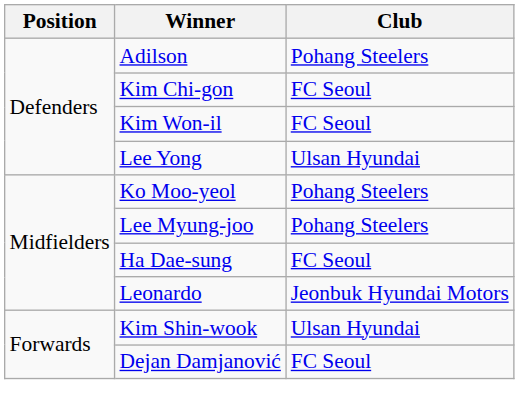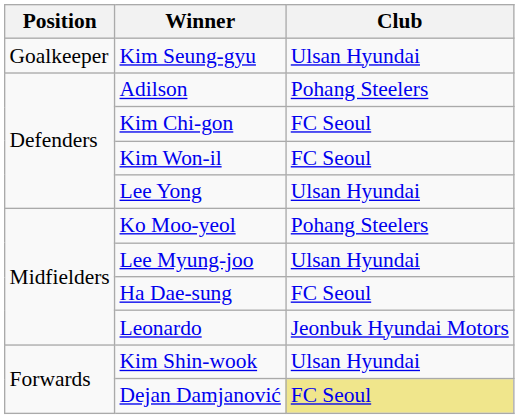+ row: (188, 55)
(360, 225) Pohang Steelers -> (355, 259) Ulsan Hyundai
(331, 361) no background -> (331, 395) khaki background
